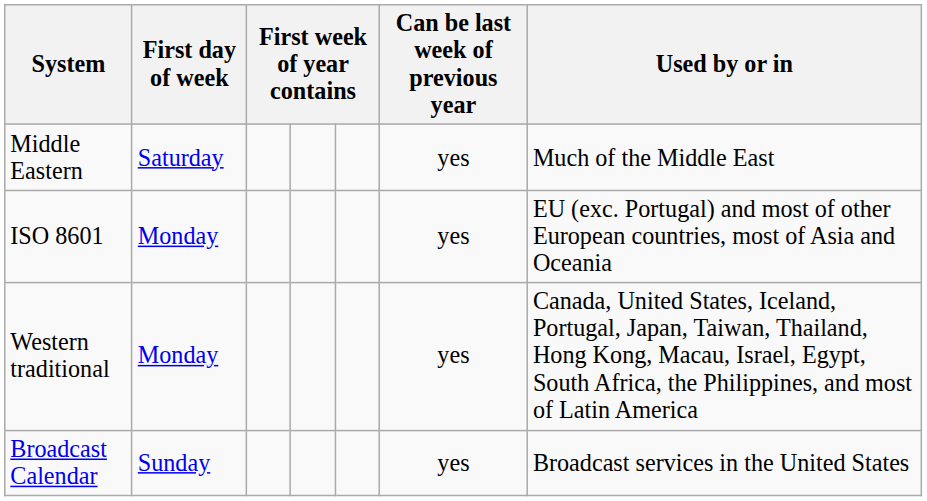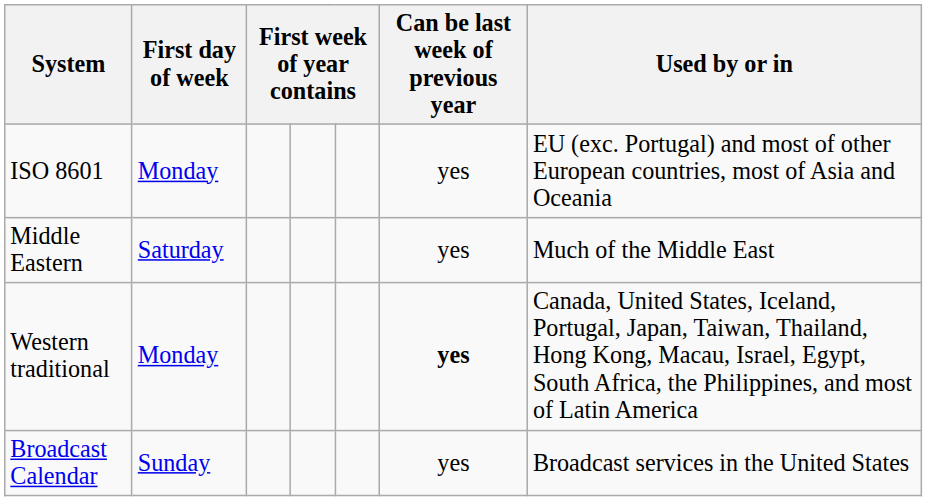rows swapped: (57, 236) <-> (47, 157)
(453, 356) normal -> (453, 356) bold
